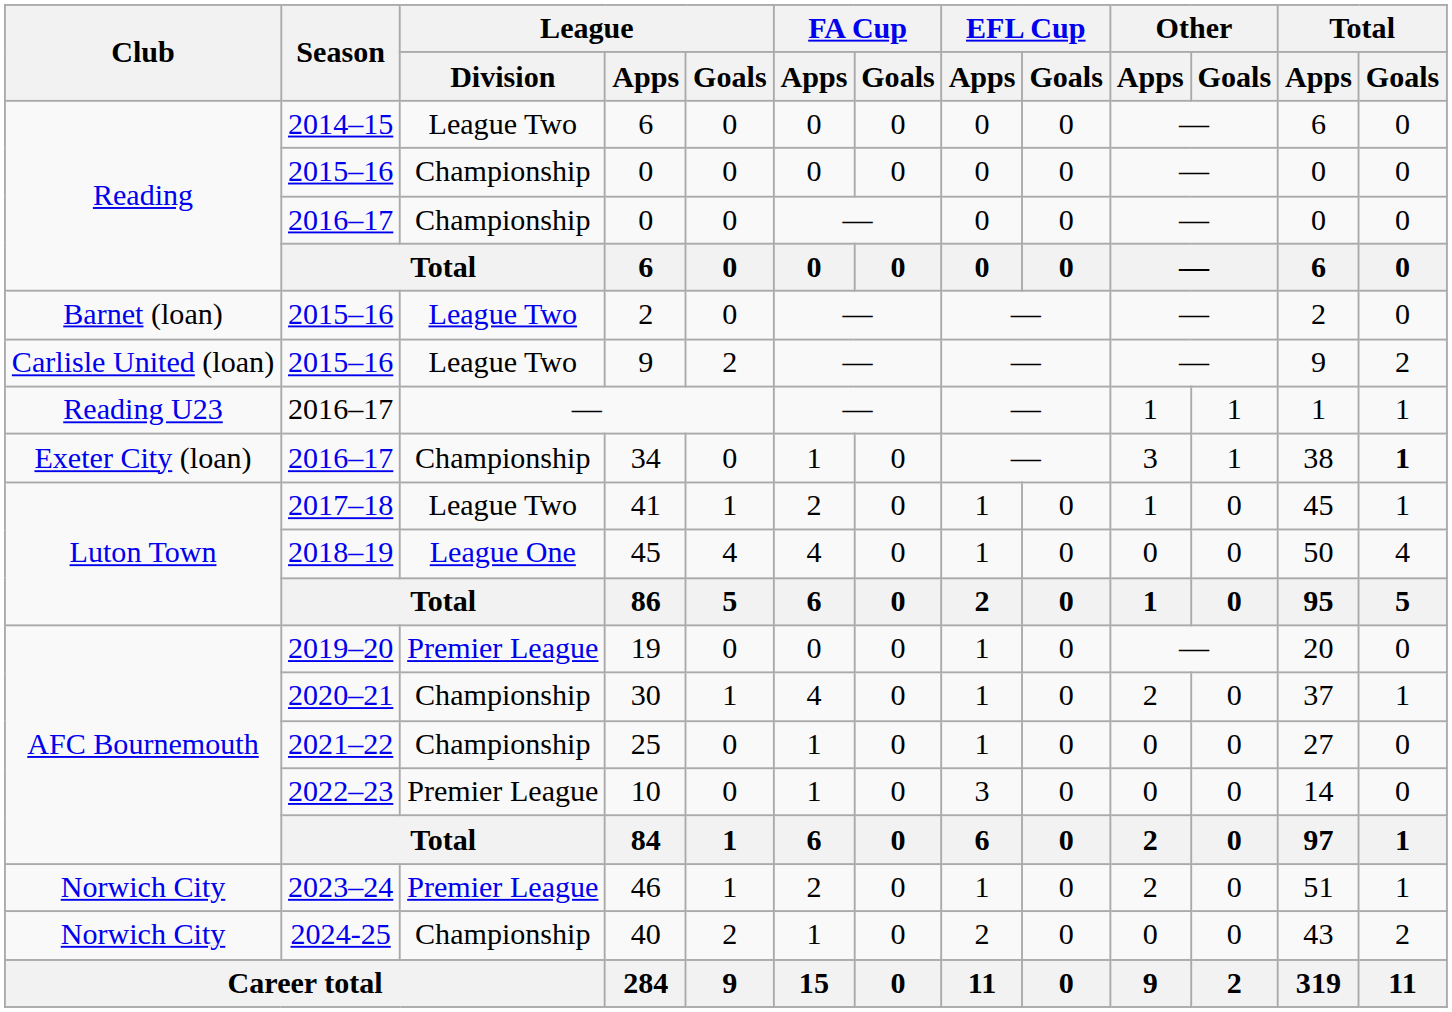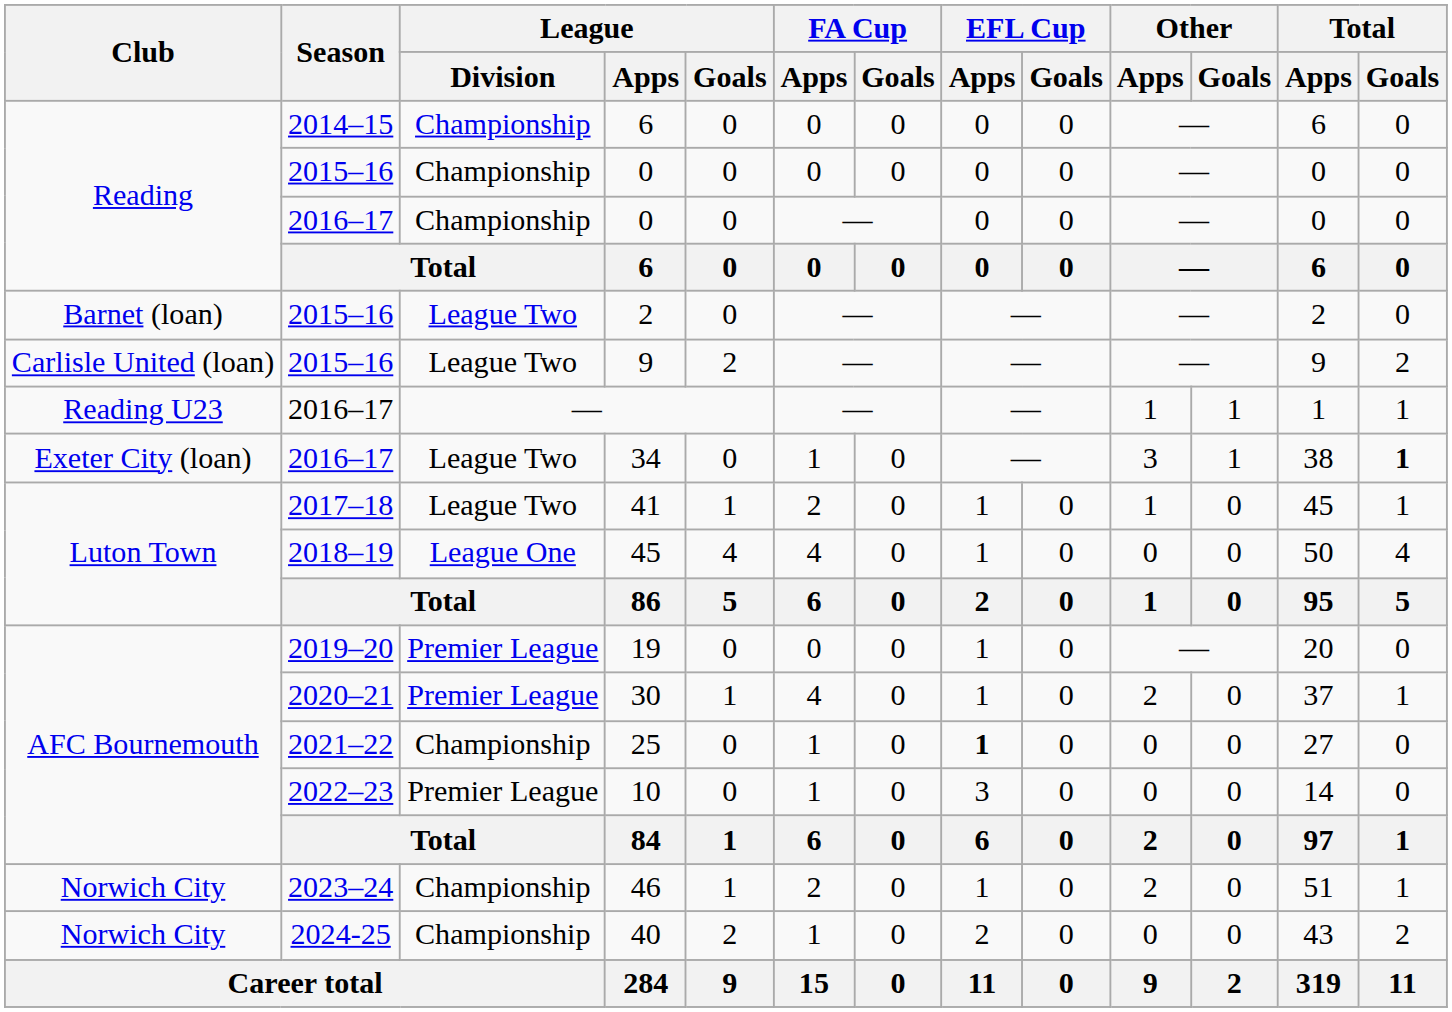(503, 123) League Two -> (503, 123) Championship
(503, 457) Championship -> (503, 457) League Two
(503, 696) Championship -> (503, 696) Premier League
(982, 743) normal -> (982, 743) bold
(503, 887) Premier League -> (503, 887) Championship
